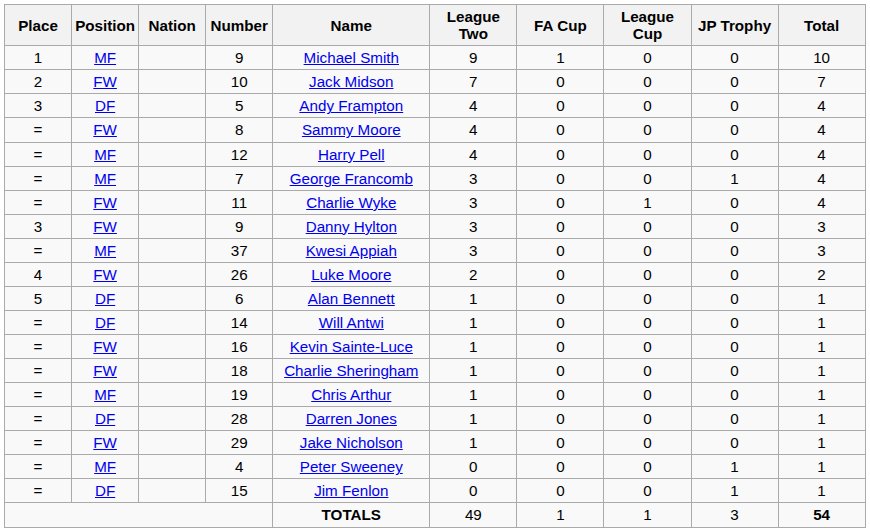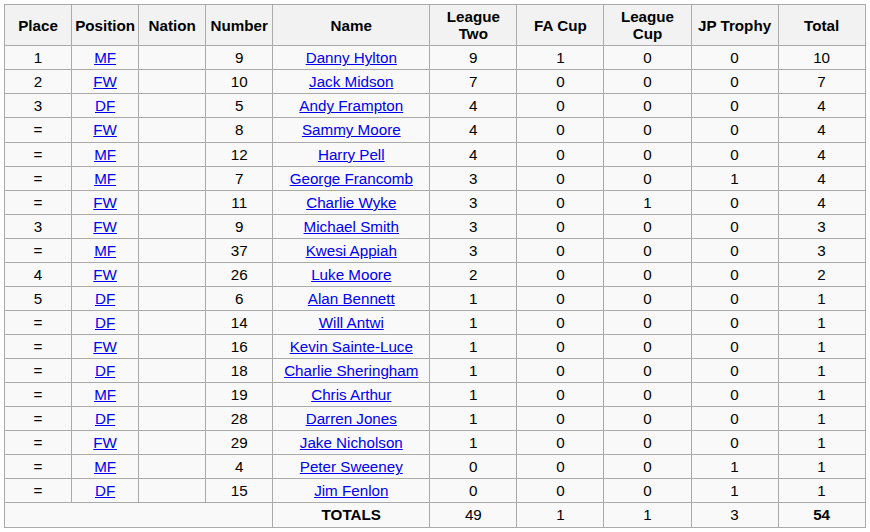(351, 58) Michael Smith -> (351, 58) Danny Hylton
(351, 226) Danny Hylton -> (351, 226) Michael Smith
(105, 371) FW -> (105, 371) DF
